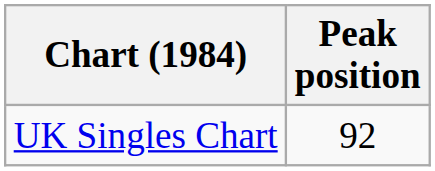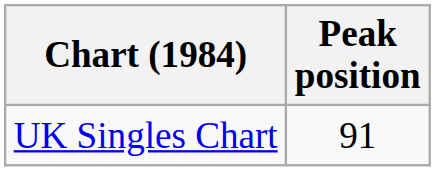(358, 134) 92 -> (358, 134) 91
